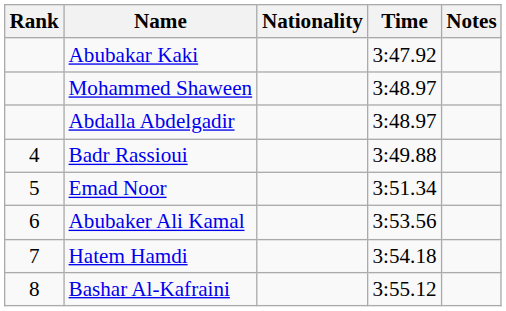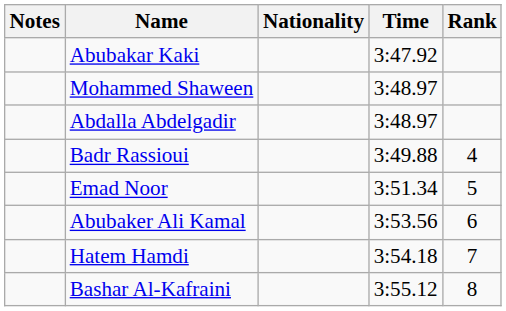columns swapped: (34, 21) <-> (471, 21)
